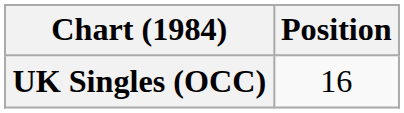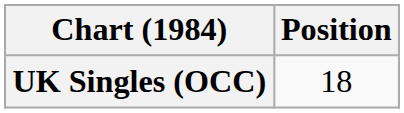(336, 81) 16 -> (336, 81) 18
